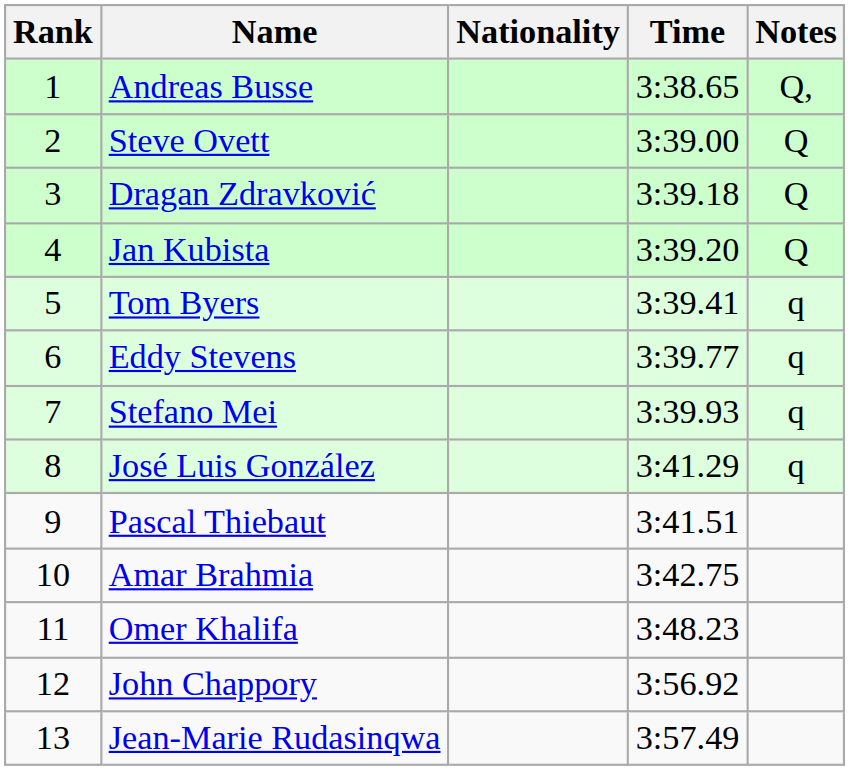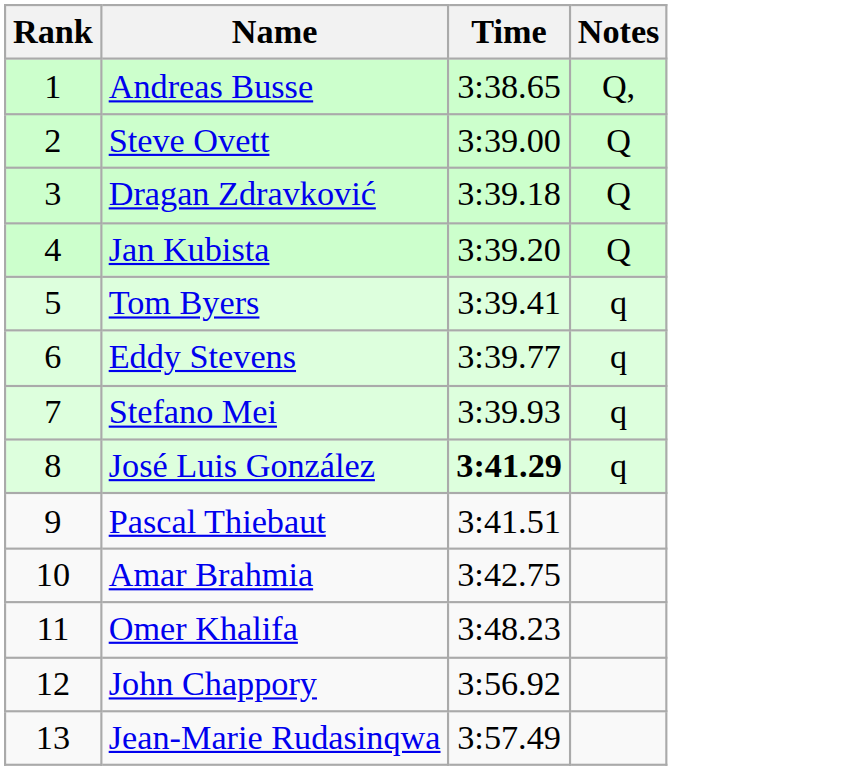- column: (538, 31)
(688, 466) normal -> (509, 466) bold
